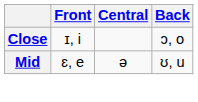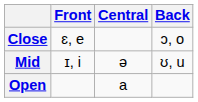(73, 39) ɪ, i -> (73, 39) ɛ, e
(73, 62) ɛ, e -> (73, 62) ɪ, i
+ row: (28, 85)
